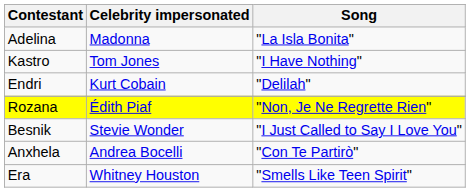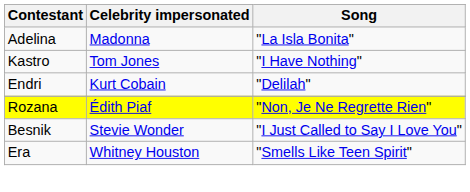- row: (34, 152)
